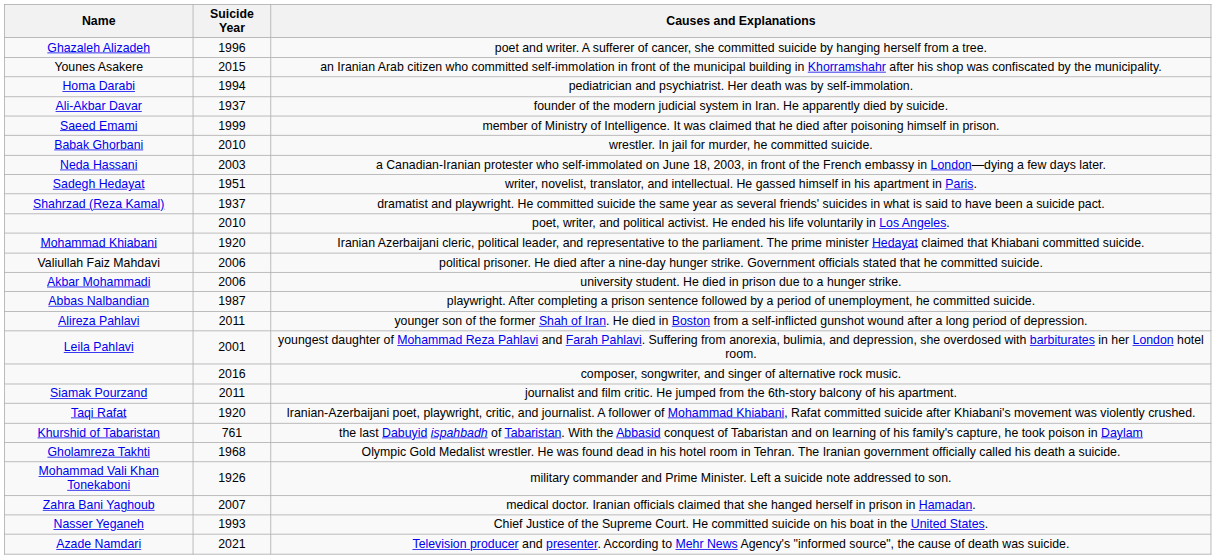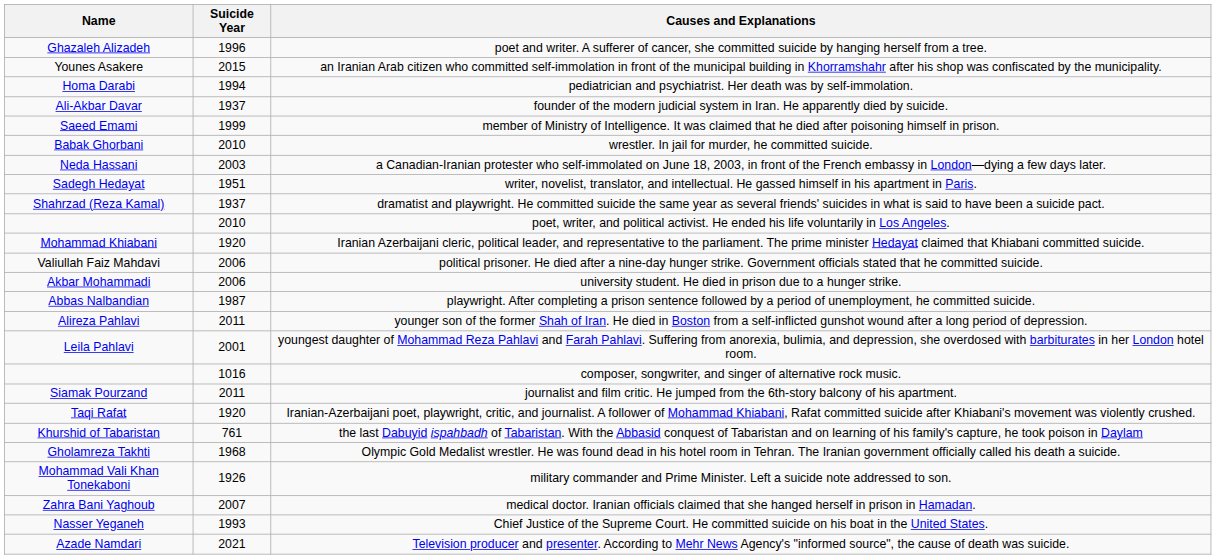(232, 374) 2016 -> (232, 374) 1016
